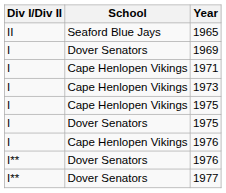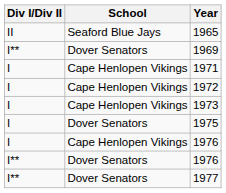(9, 50) I -> (13, 50) I**
+ row: (127, 87)
- row: (127, 105)
